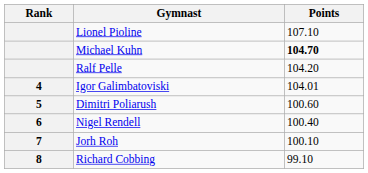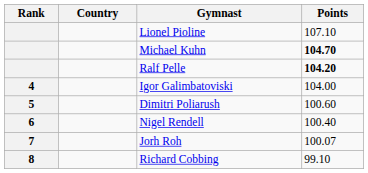+ column: (98, 13)
(303, 68) normal -> (320, 68) bold
(303, 86) 104.01 -> (320, 86) 104.00
(303, 141) 100.10 -> (320, 141) 100.07
